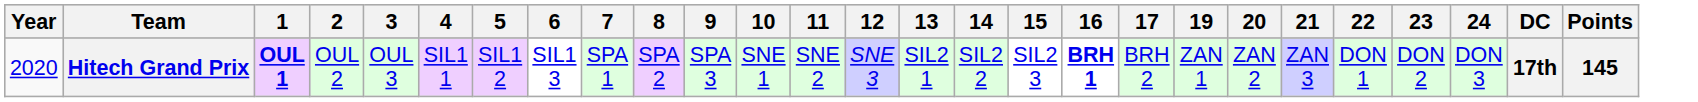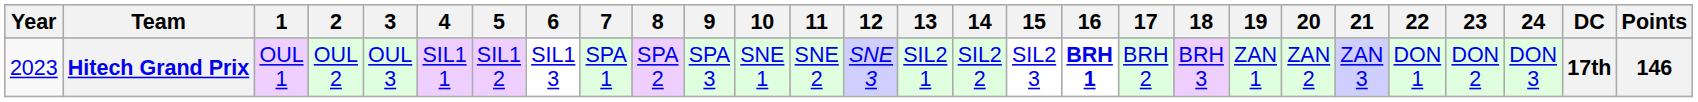+ column: (1201, 21)
(34, 67) 2020 -> (34, 67) 2023
(282, 67) bold -> (282, 67) normal
(1600, 67) 145 -> (1654, 67) 146
